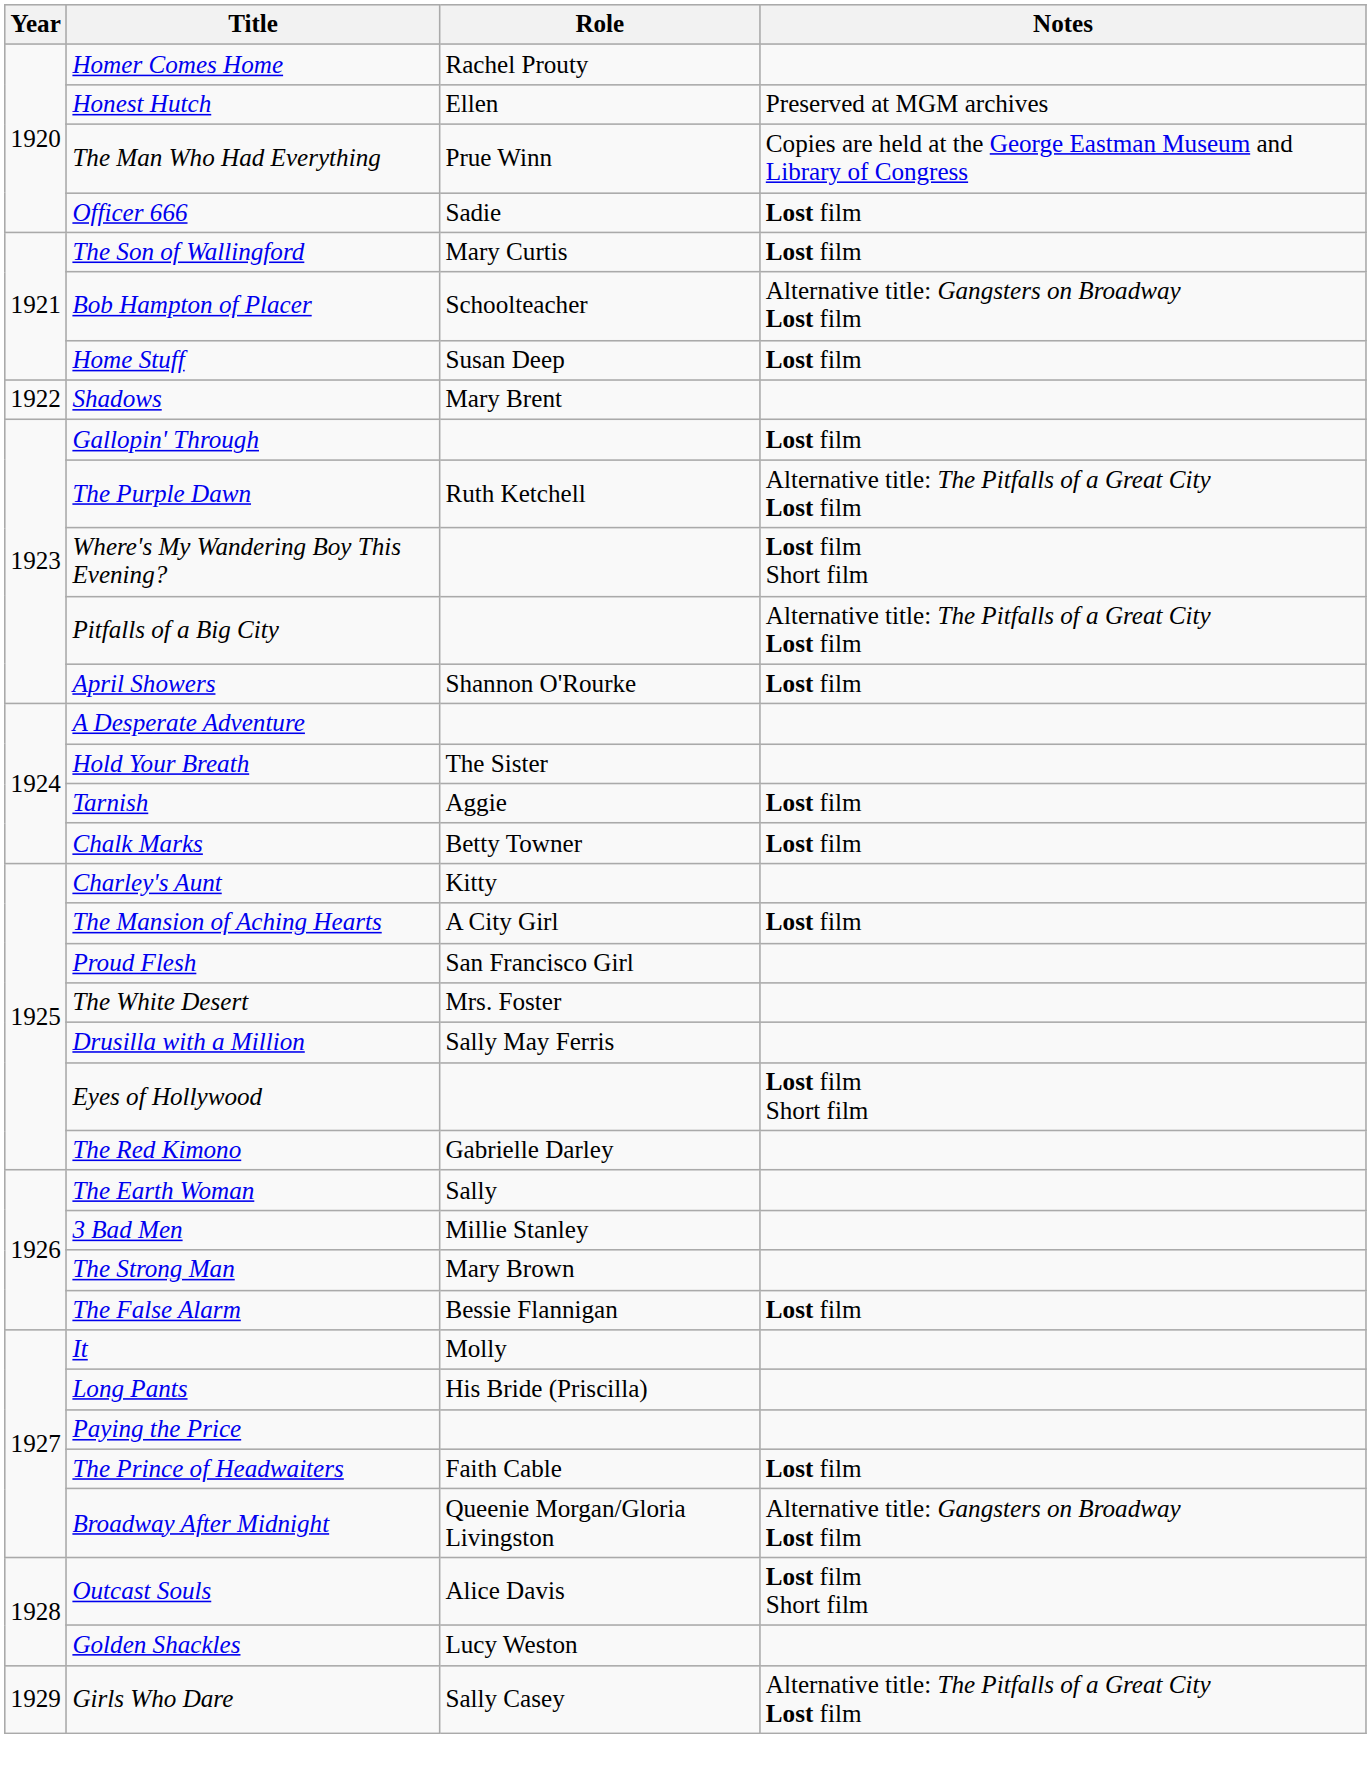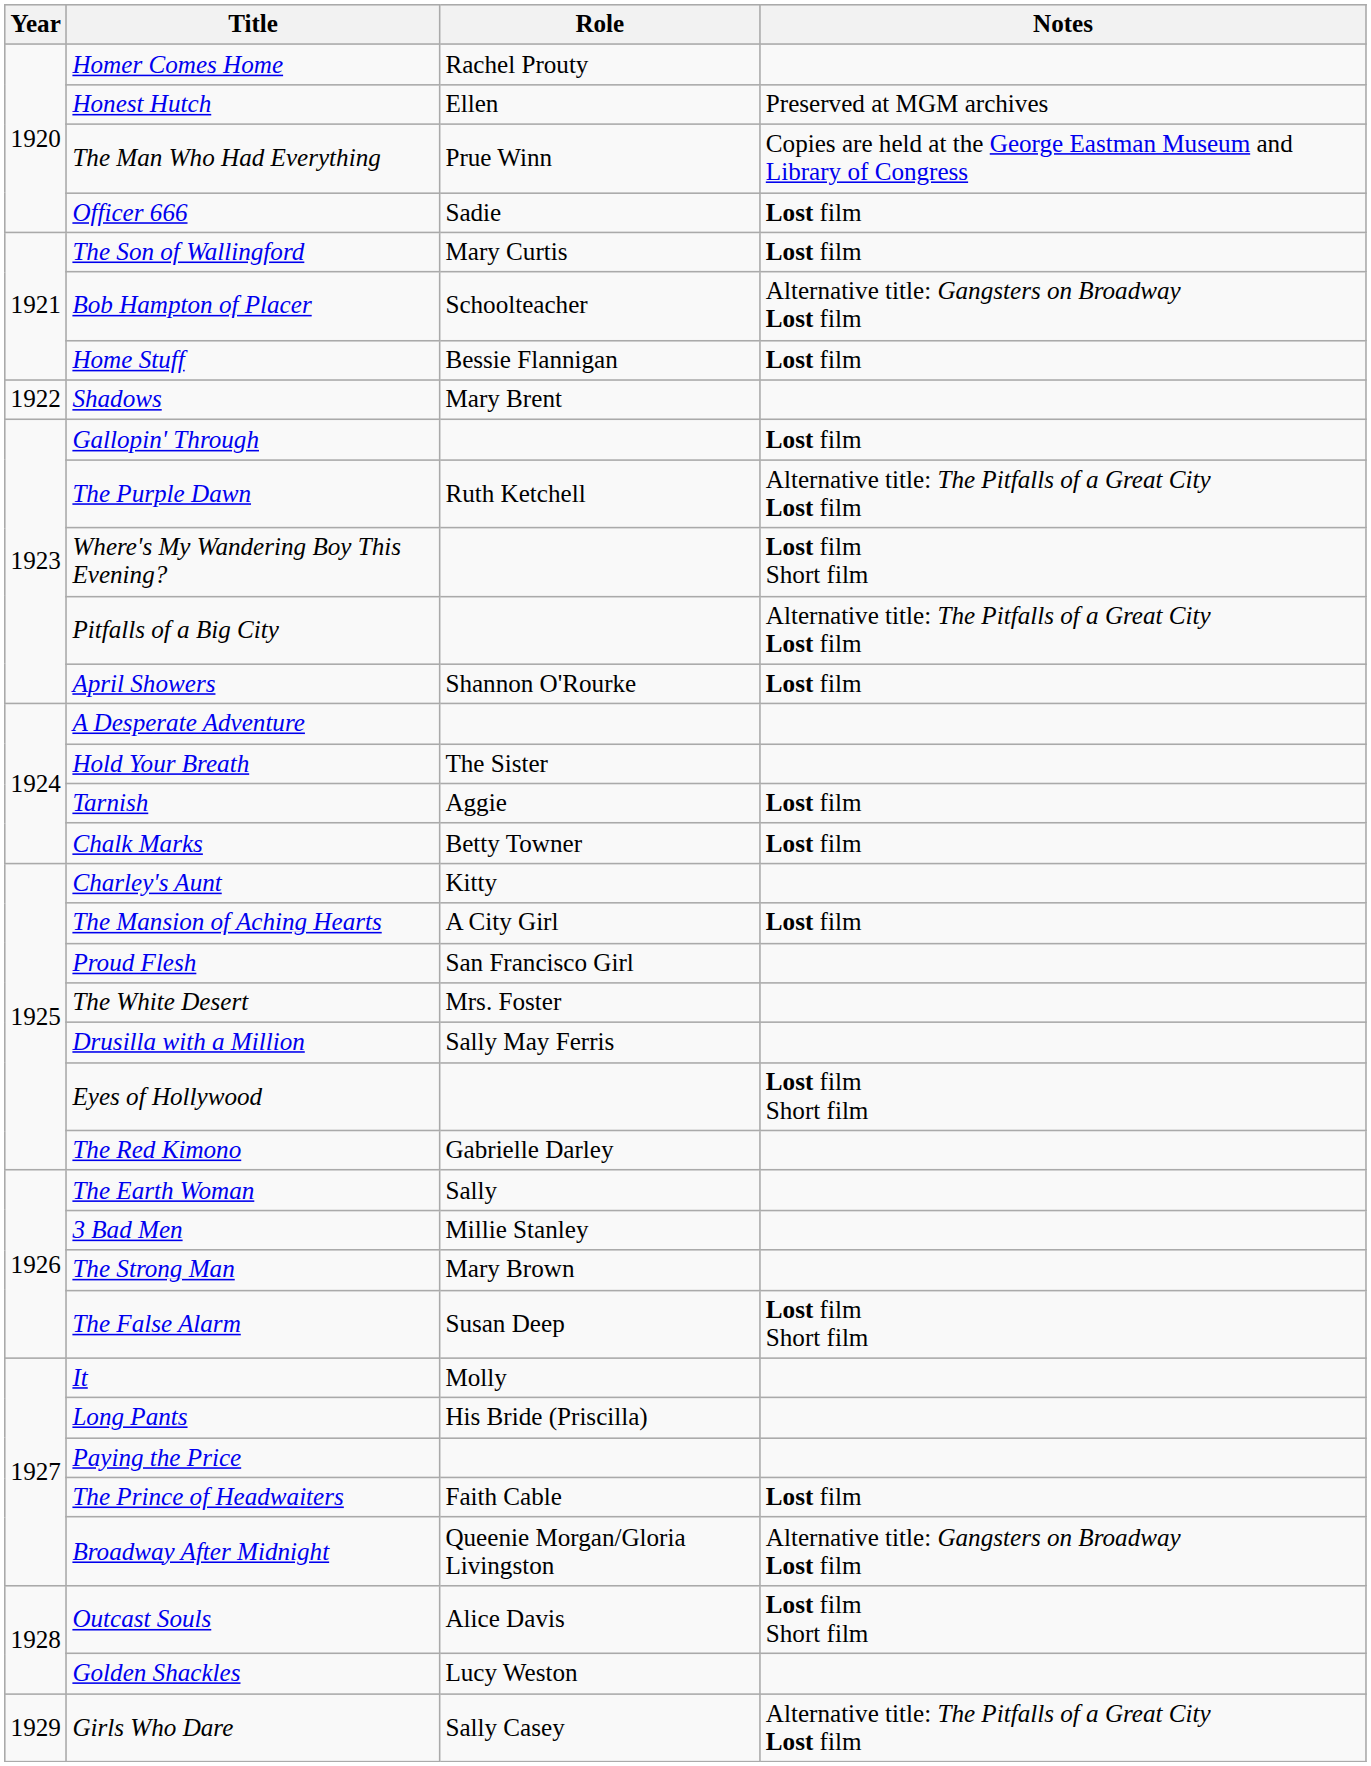(505, 359) Susan Deep -> (532, 359) Bessie Flannigan
(532, 1309) Bessie Flannigan -> (505, 1323) Susan Deep
(814, 1309) Lost film -> (817, 1323) Lost film Short film
